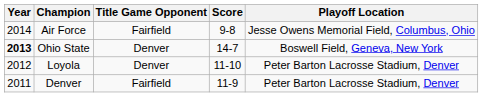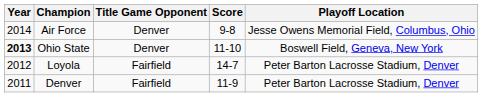(151, 30) Fairfield -> (151, 30) Denver
(227, 48) 14-7 -> (227, 48) 11-10
(151, 65) Denver -> (151, 65) Fairfield
(227, 65) 11-10 -> (227, 65) 14-7
